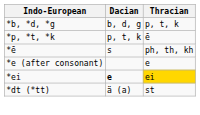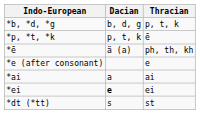(110, 50) s -> (119, 50) ä (a)
+ row: (14, 77)
(150, 77) gold background -> (150, 90) no background
(119, 90) ä (a) -> (110, 103) s
